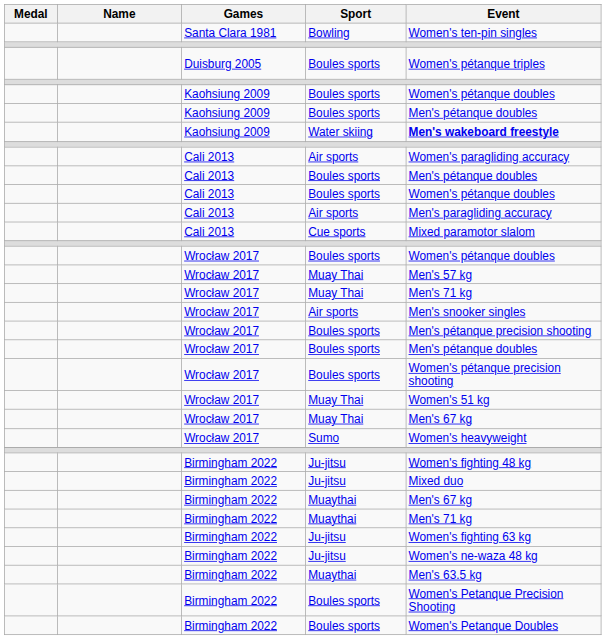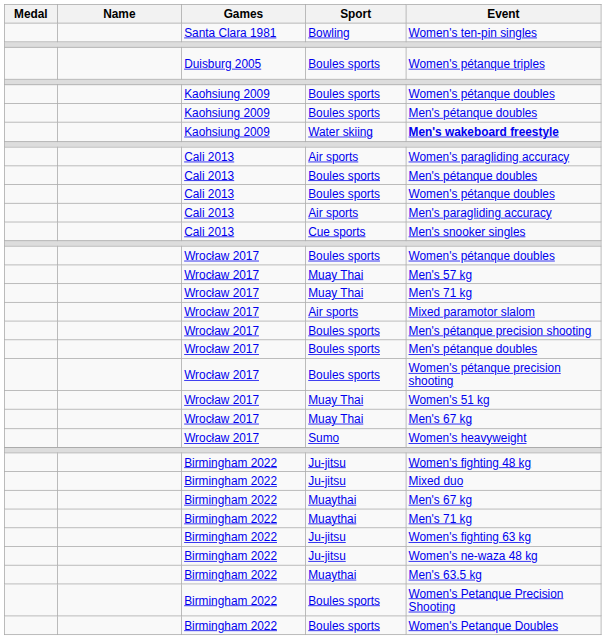(472, 231) Mixed paramotor slalom -> (467, 231) Men's snooker singles
(467, 312) Men's snooker singles -> (472, 312) Mixed paramotor slalom
